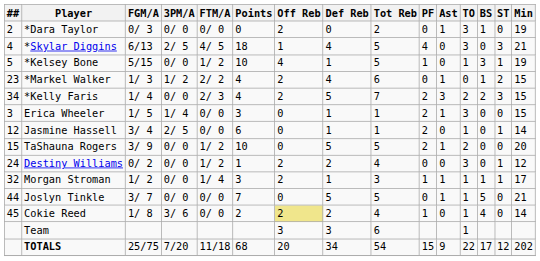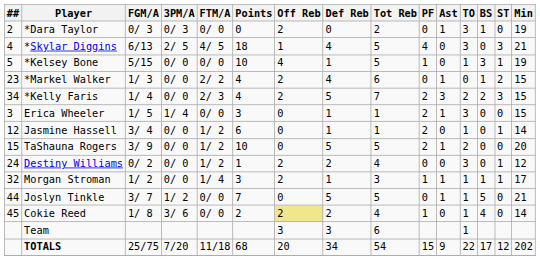(176, 30) 0/ 0 -> (176, 30) 0/ 3
(212, 63) 1/ 2 -> (212, 63) 0/ 0
(176, 80) 1/ 2 -> (176, 80) 0/ 0
(176, 130) 2/ 5 -> (176, 130) 0/ 0
(212, 130) 0/ 0 -> (212, 130) 1/ 2
(176, 197) 0/ 0 -> (176, 197) 1/ 2
